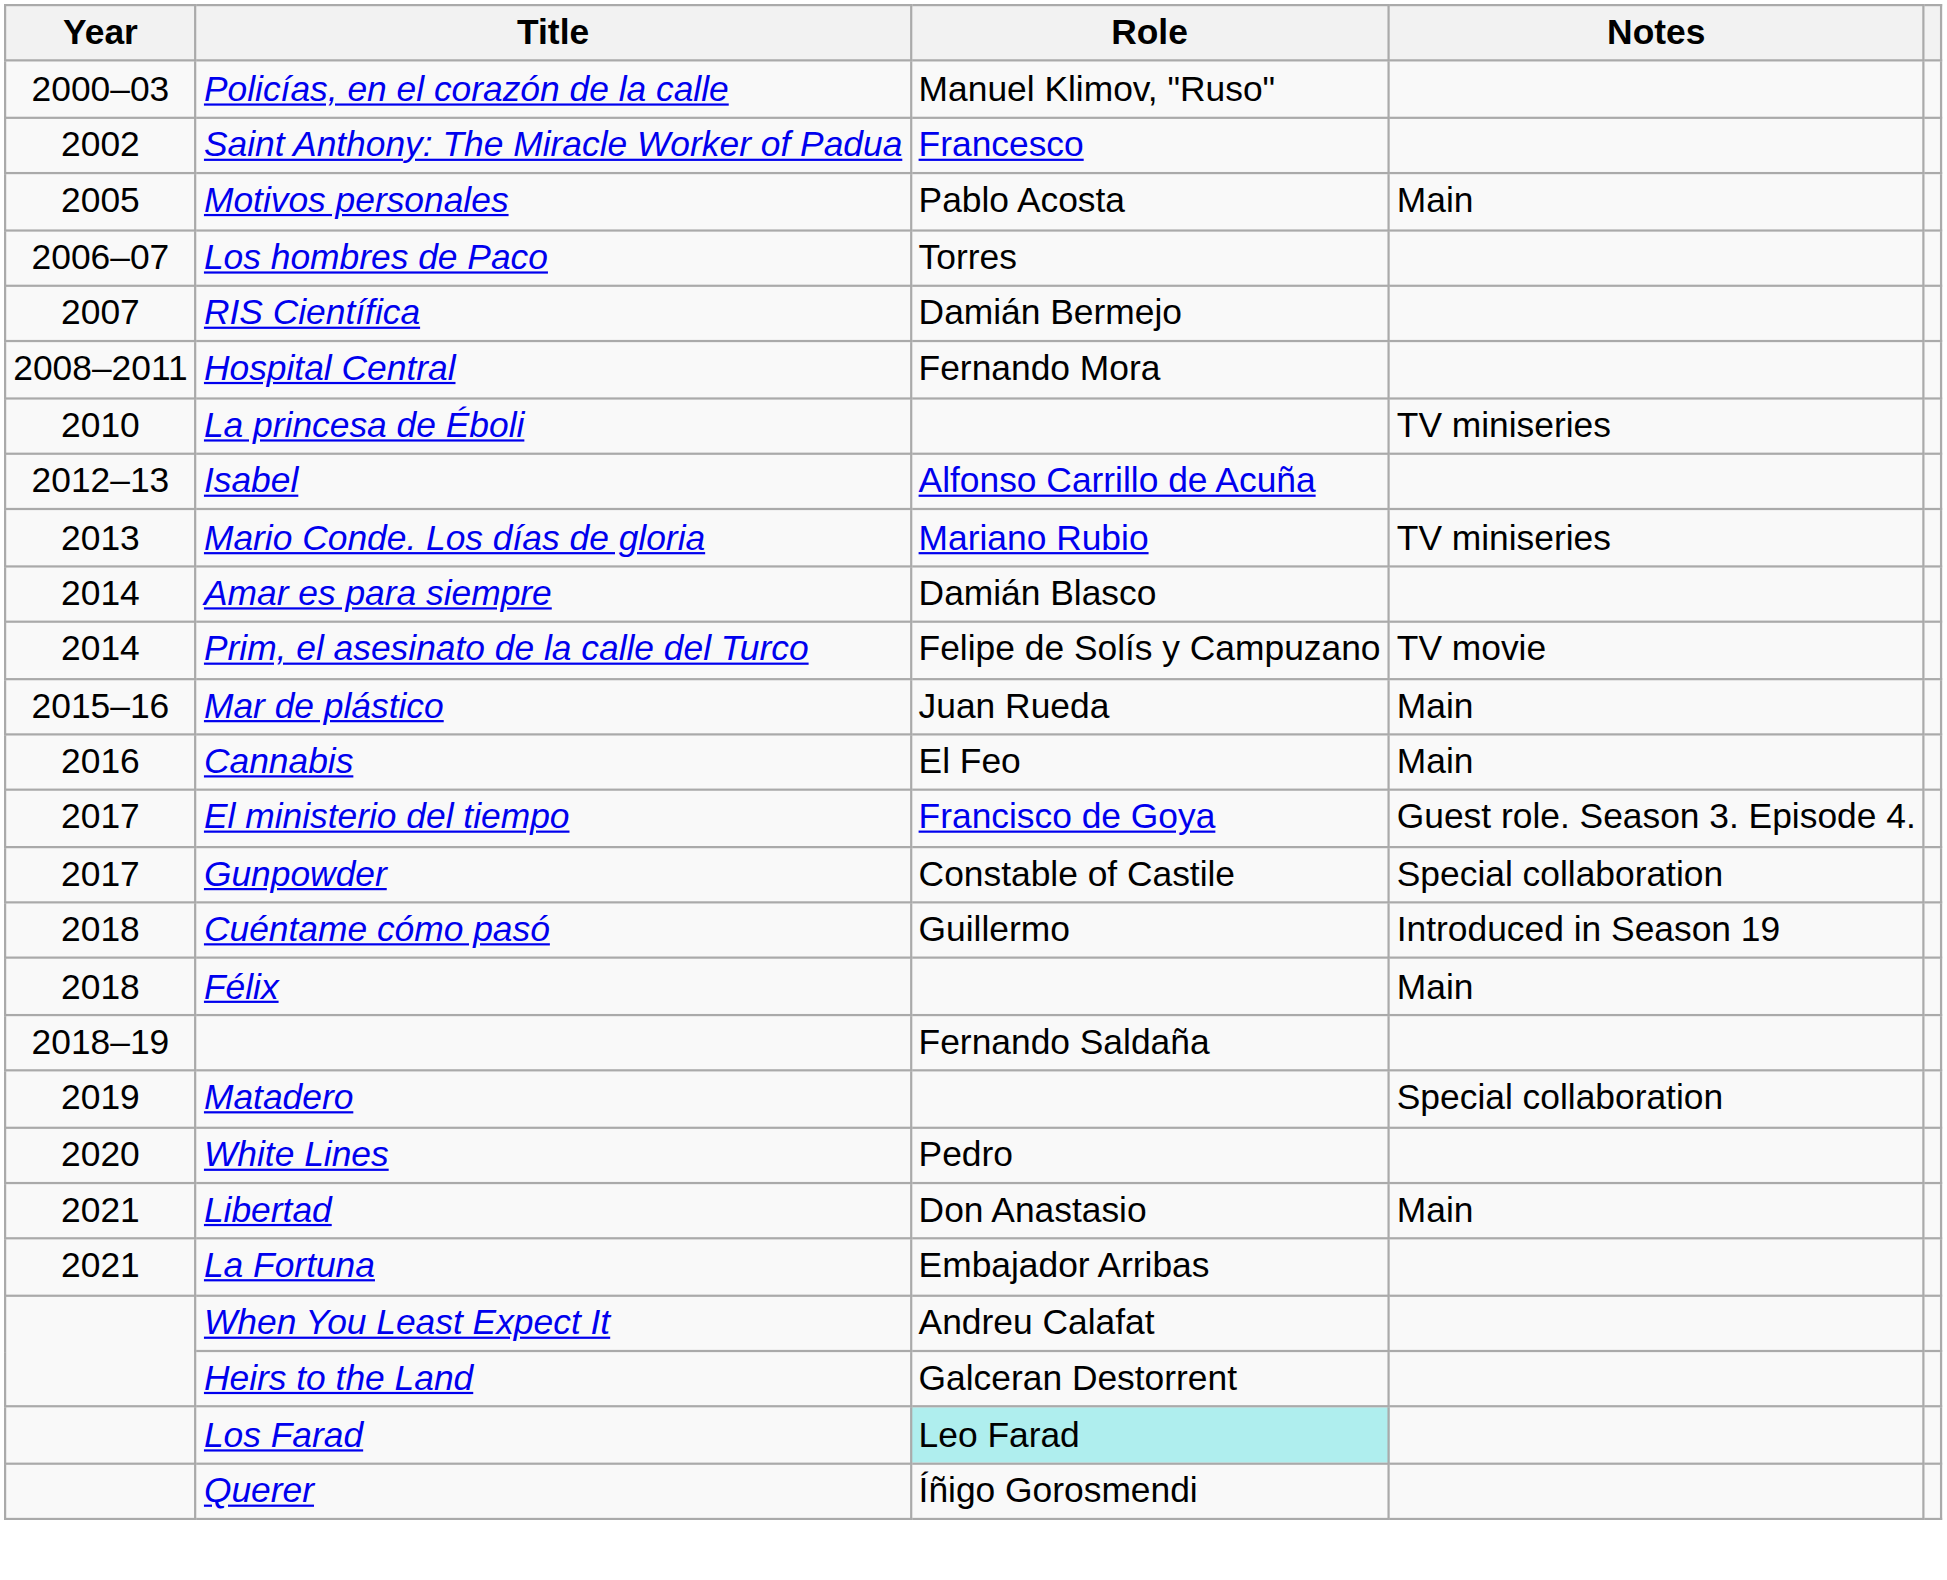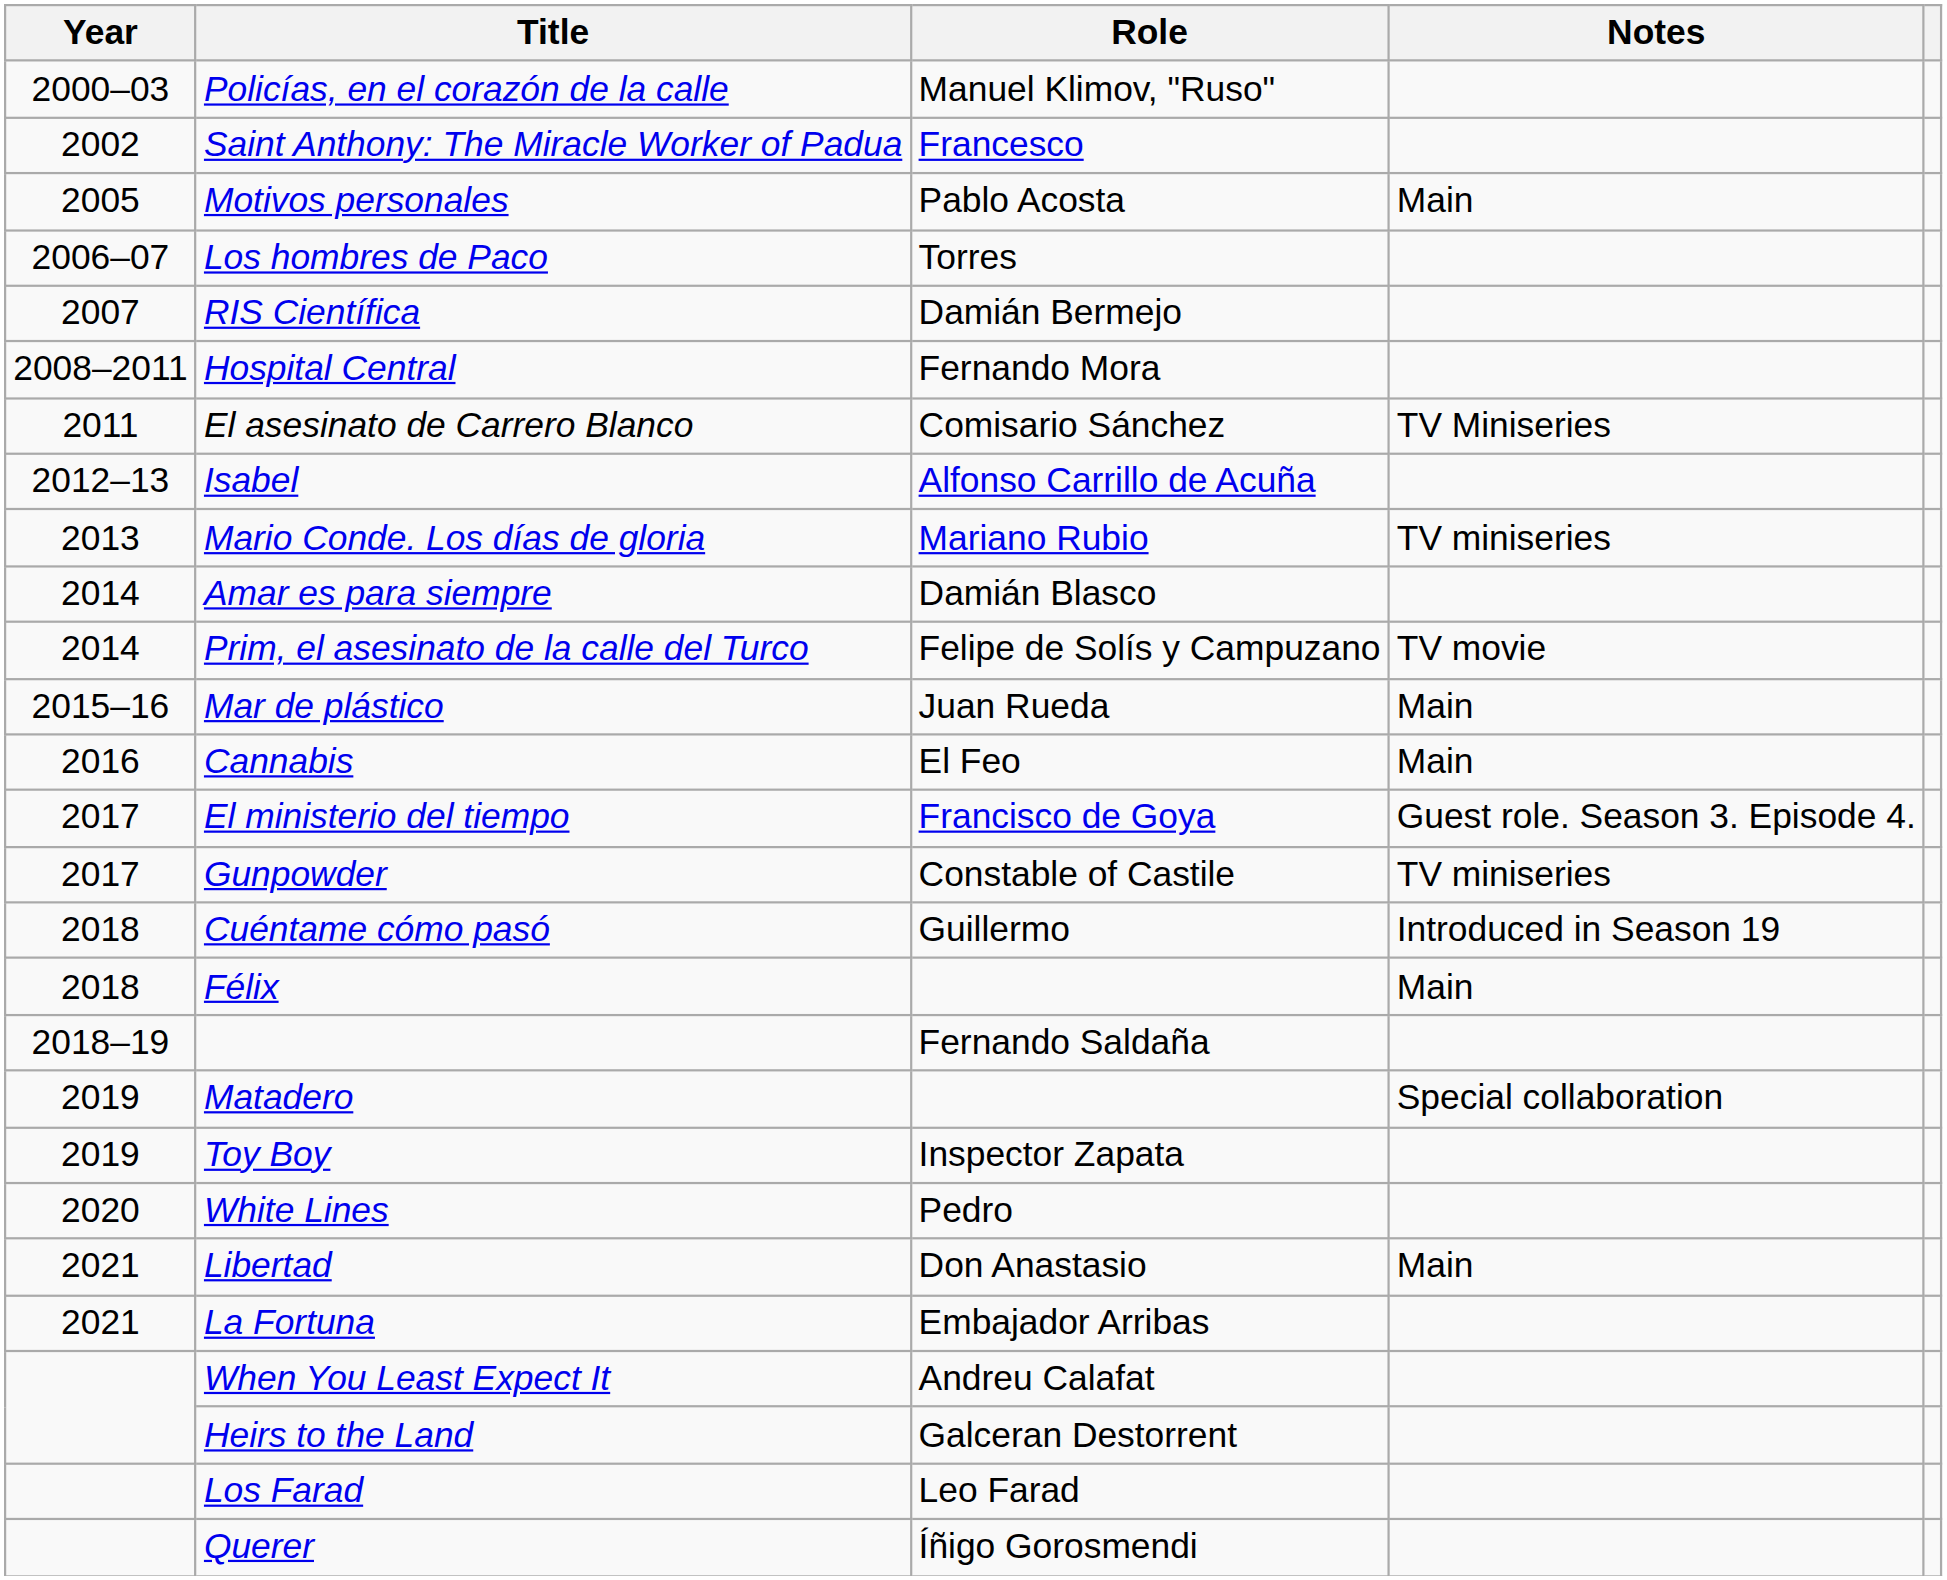- row: (364, 425)
+ row: (449, 425)
(1560, 873) Special collaboration -> (1504, 873) TV miniseries
+ row: (267, 1154)
(999, 1434) paleturquoise background -> (999, 1490) no background
